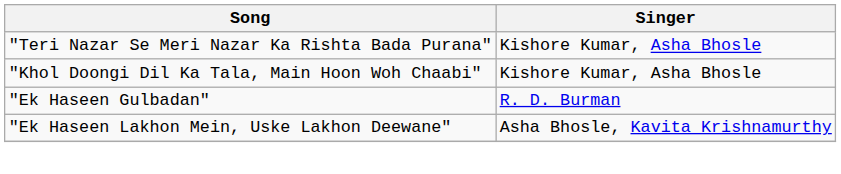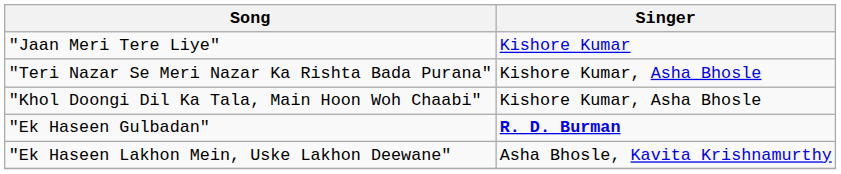+ row: (114, 46)
(560, 100) normal -> (560, 128) bold
